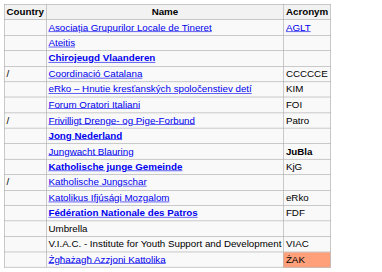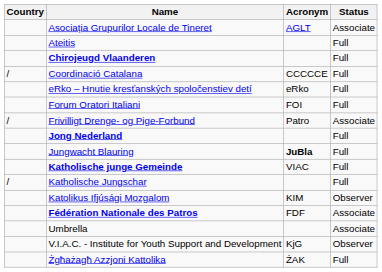+ column: (354, 12)
(295, 89) KIM -> (297, 89) eRko
(294, 167) KjG -> (297, 167) VIAC
(297, 197) eRko -> (295, 197) KIM
(297, 244) VIAC -> (294, 244) KjG
(295, 259) lightsalmon background -> (295, 259) no background
